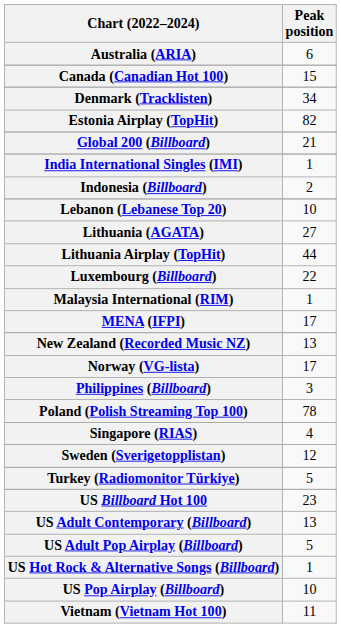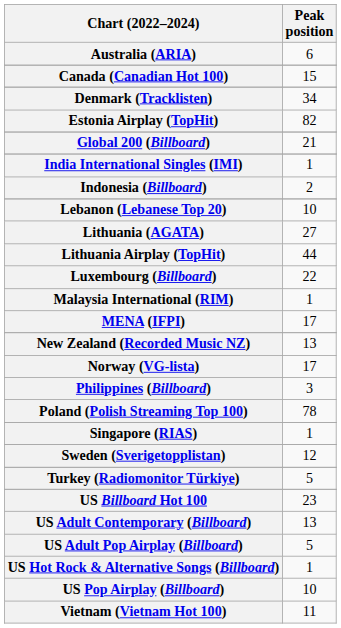(309, 433) 4 -> (309, 433) 1
